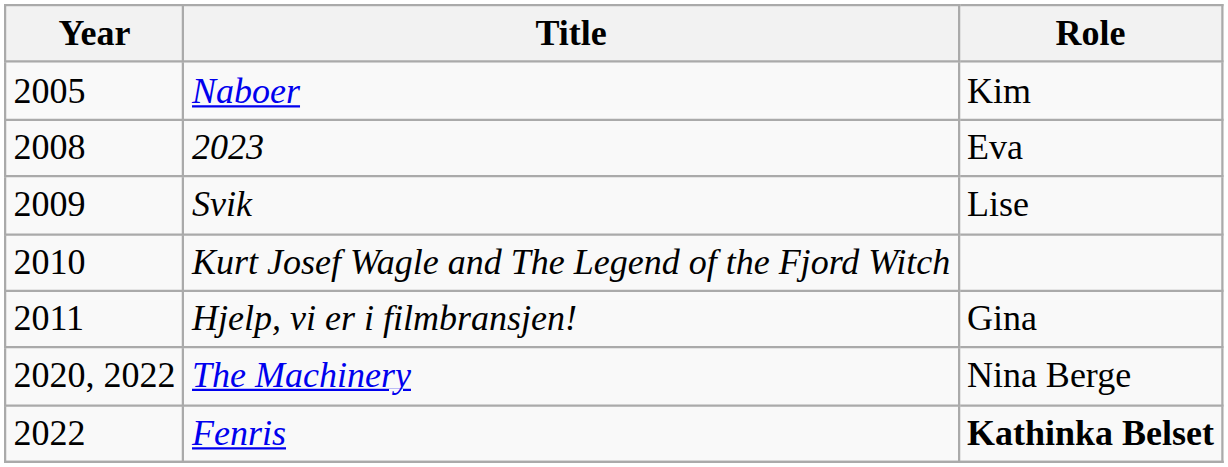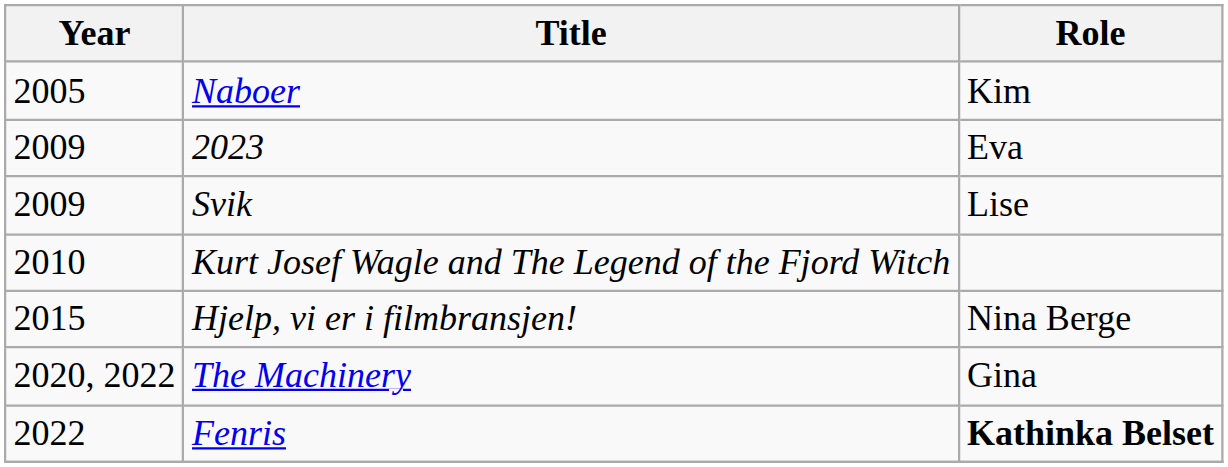(49, 147) 2008 -> (49, 147) 2009
(49, 318) 2011 -> (49, 318) 2015
(1002, 318) Gina -> (1049, 318) Nina Berge
(1049, 375) Nina Berge -> (1002, 375) Gina
